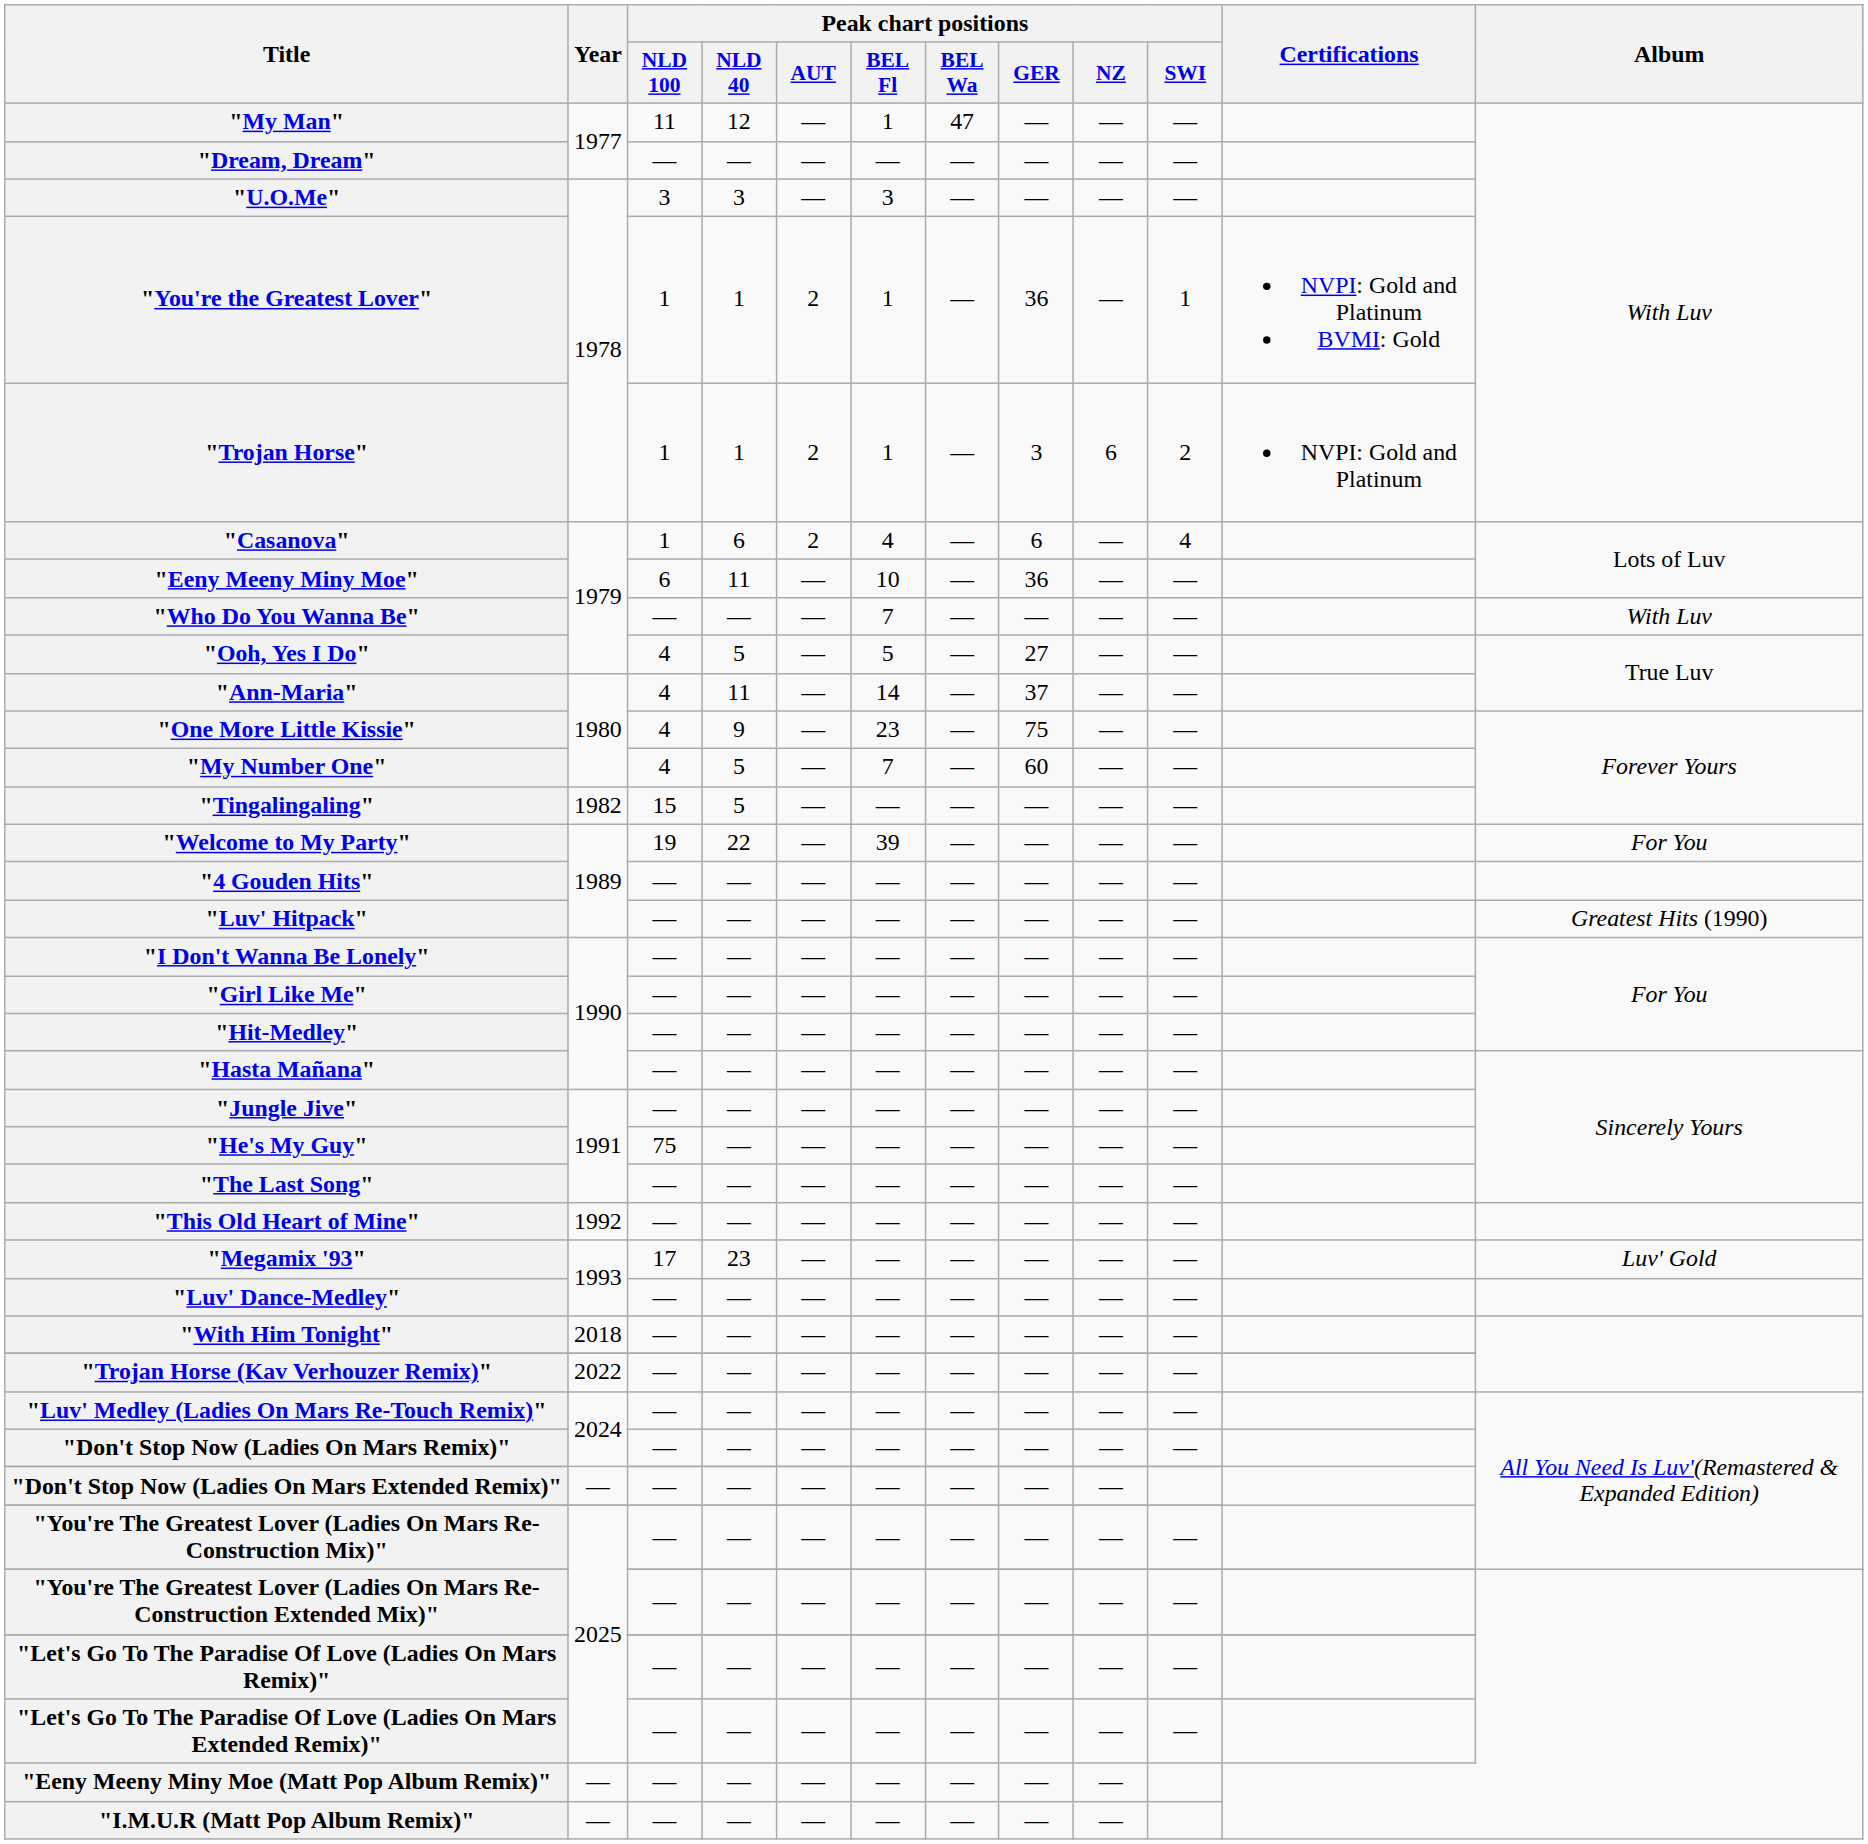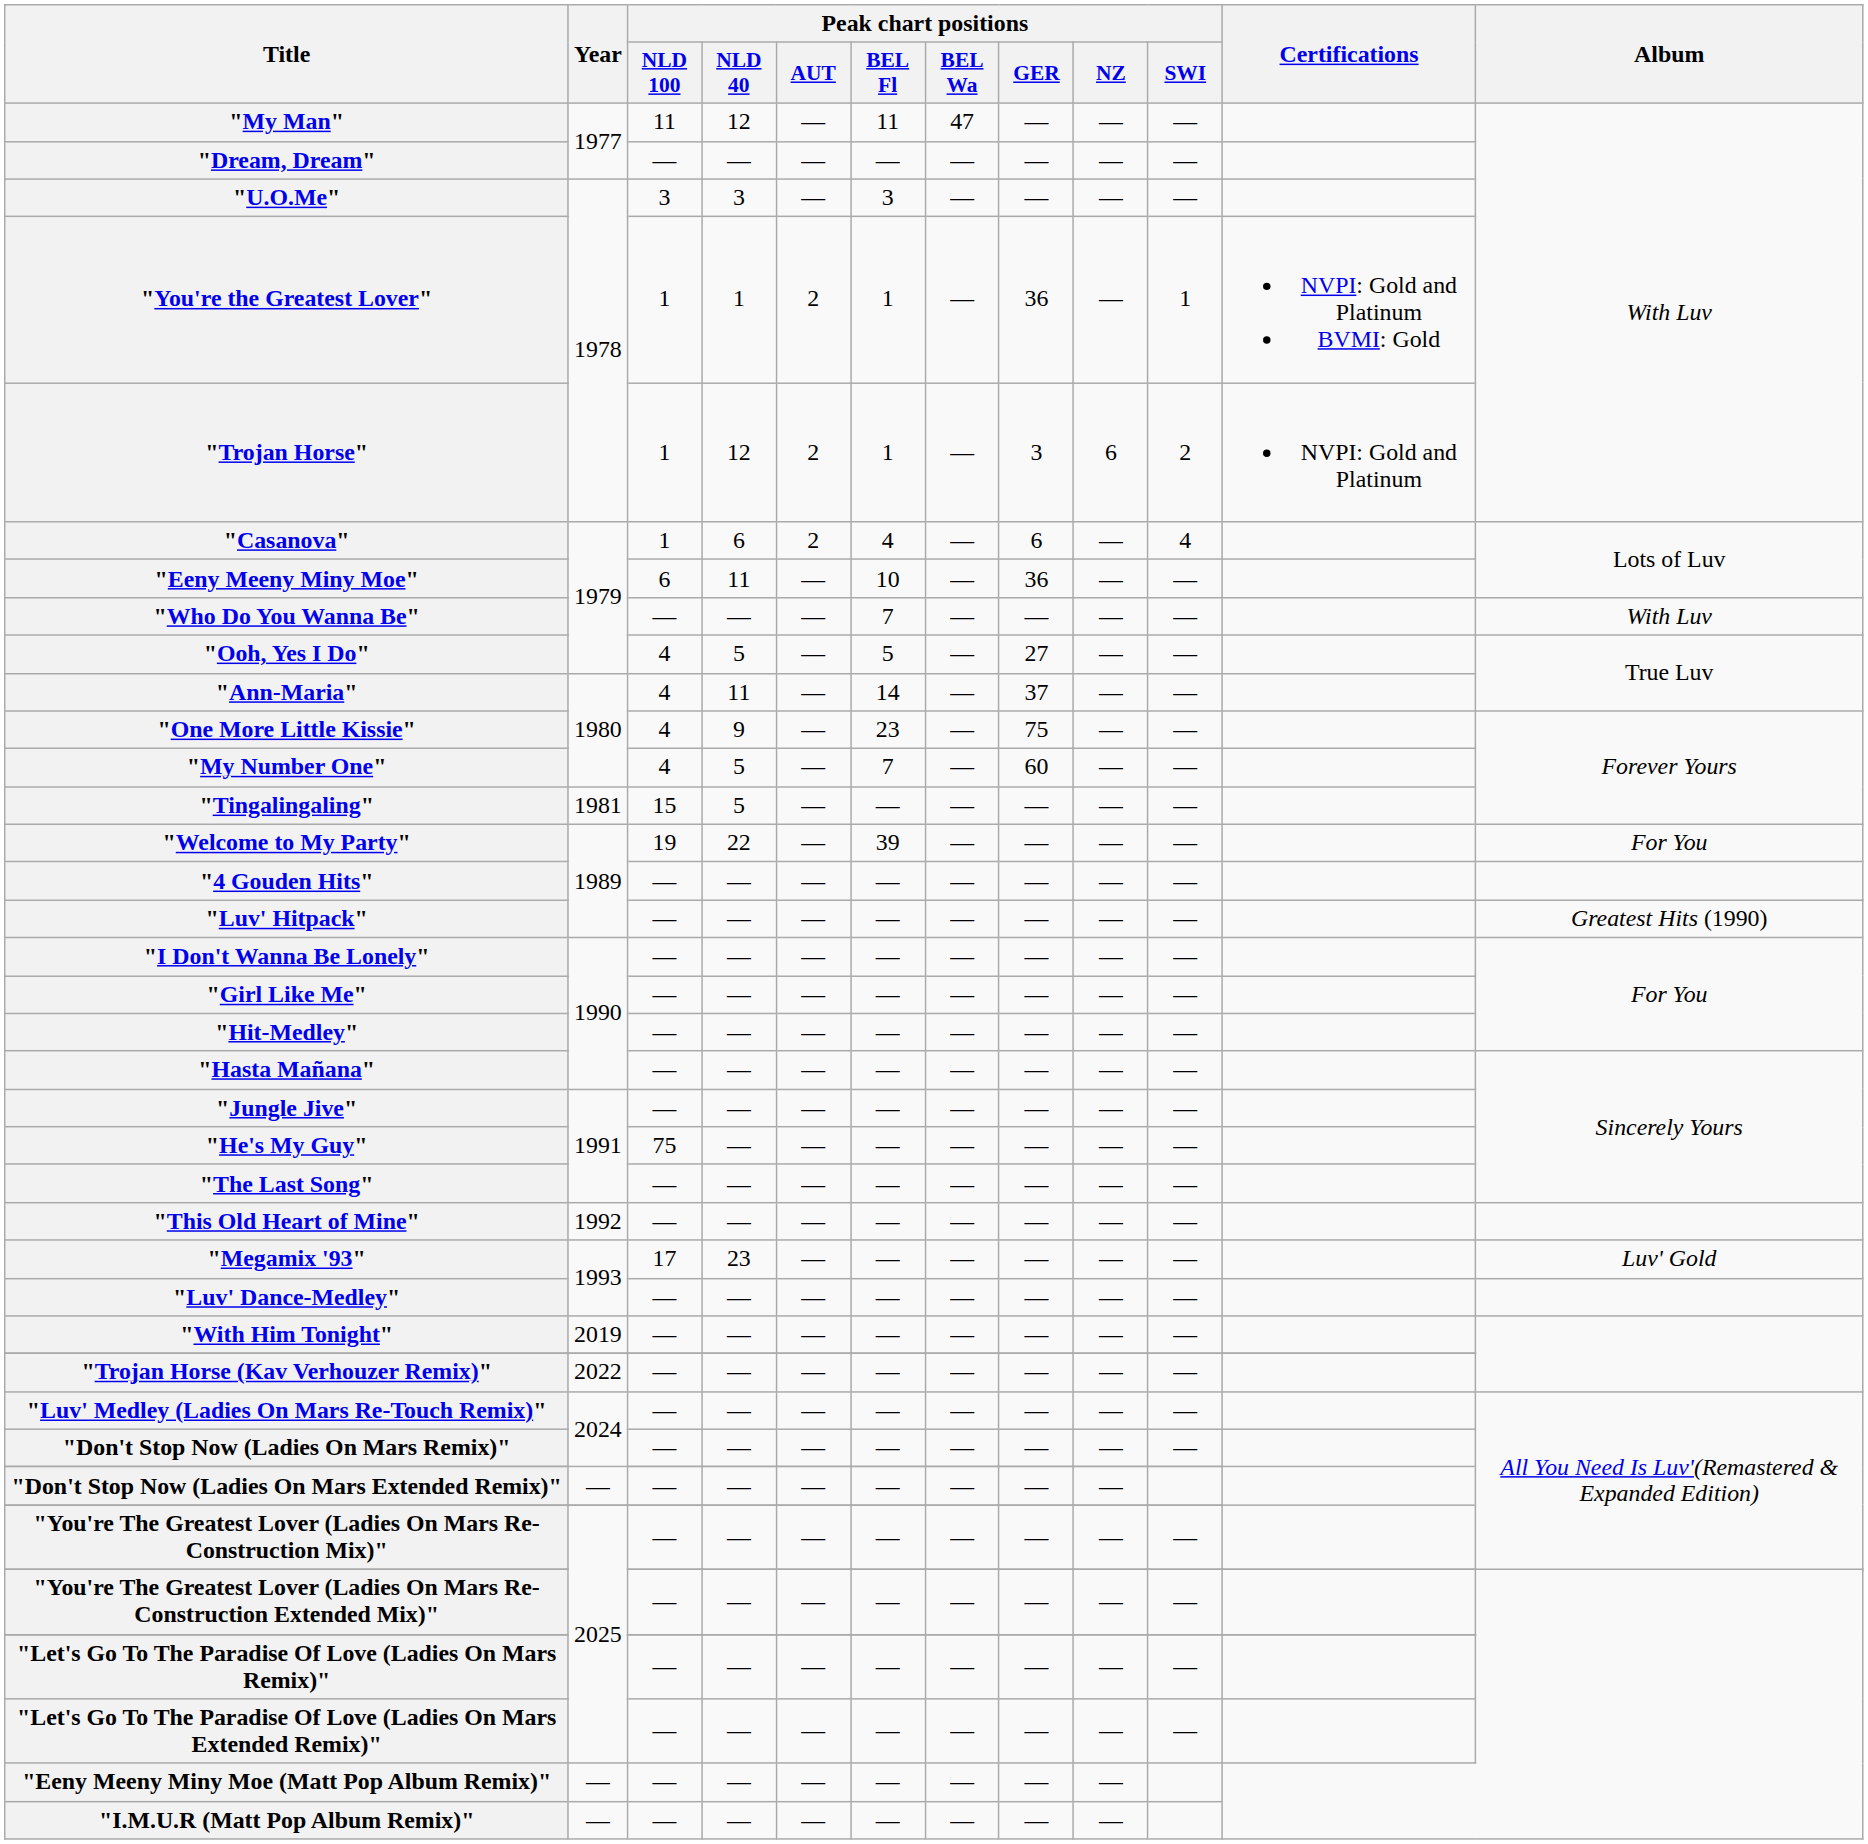(888, 121) 1 -> (888, 121) 11
(739, 451) 1 -> (739, 451) 12
(598, 805) 1982 -> (598, 805) 1981
(598, 1334) 2018 -> (598, 1334) 2019
